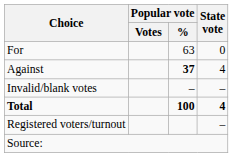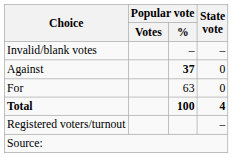rows swapped: (15, 50) <-> (52, 87)
(222, 69) 4 -> (222, 69) 0
